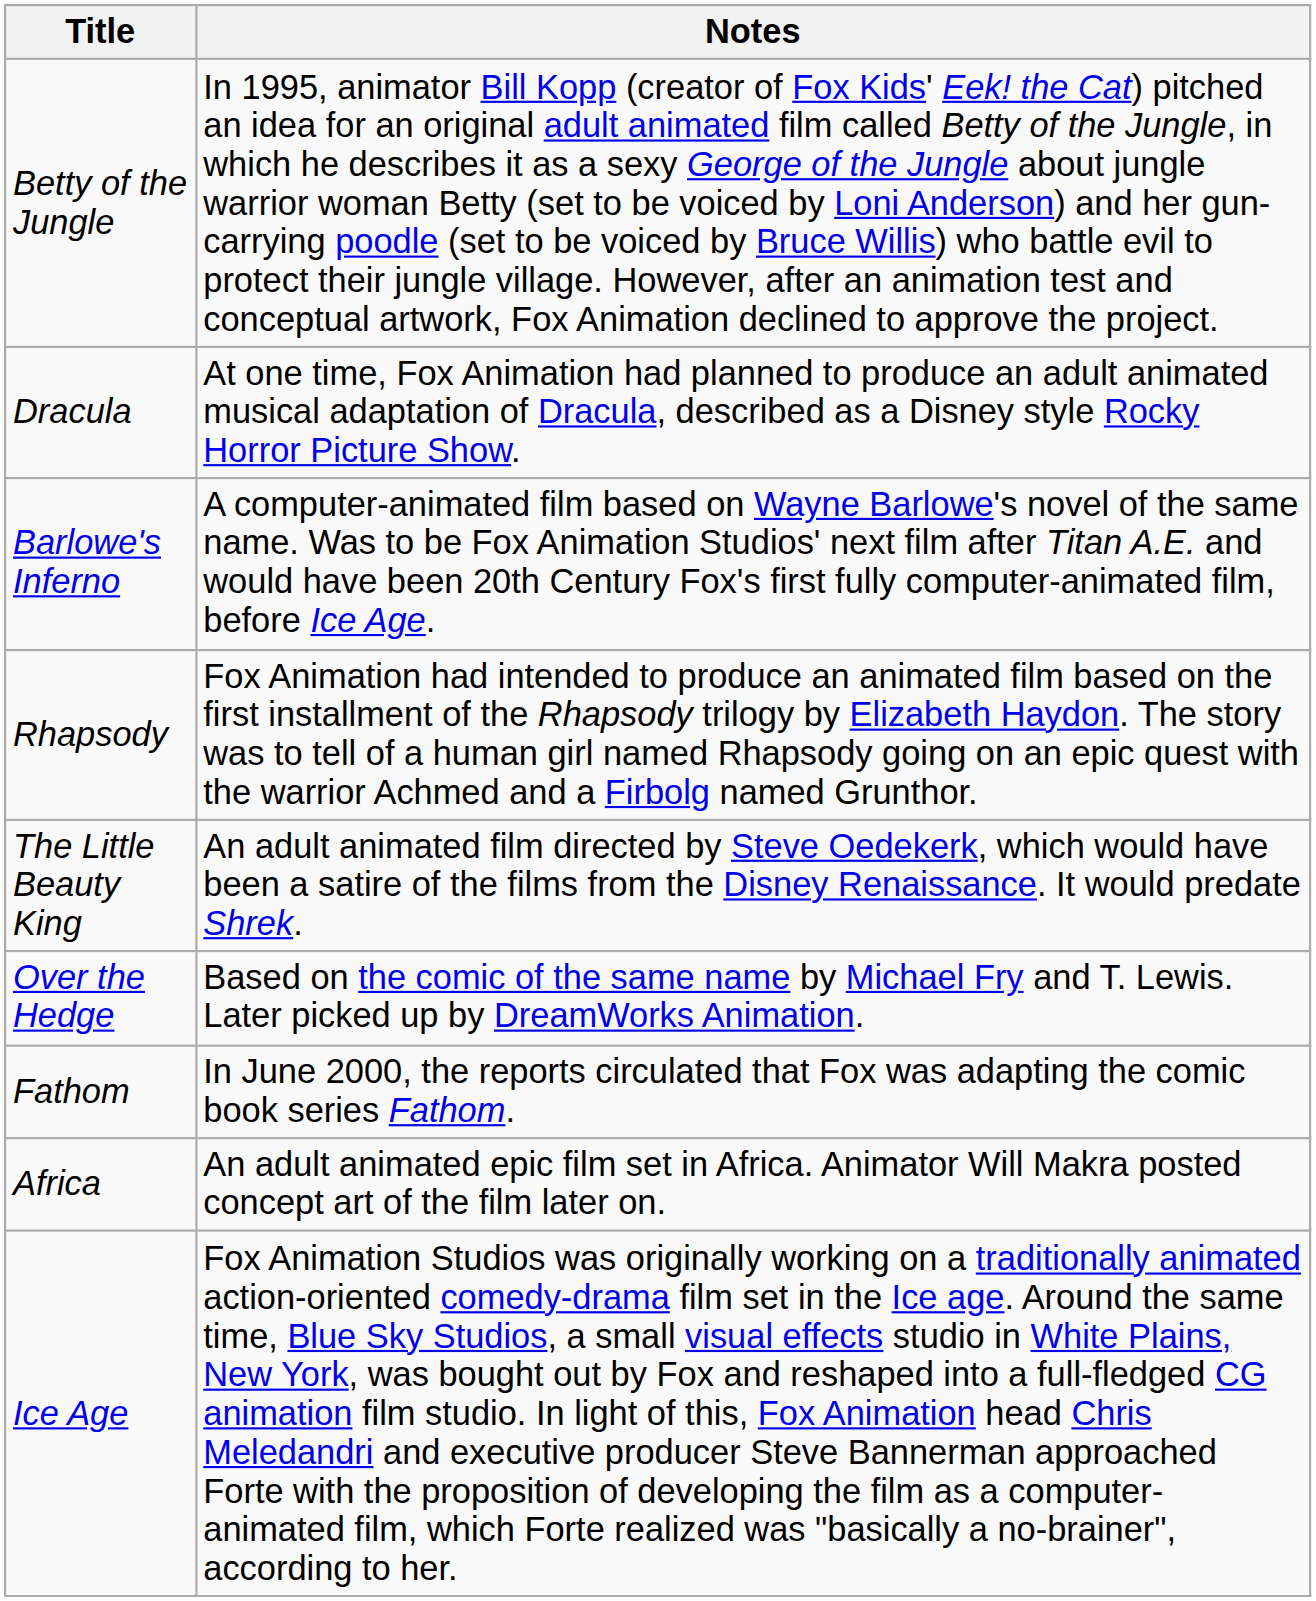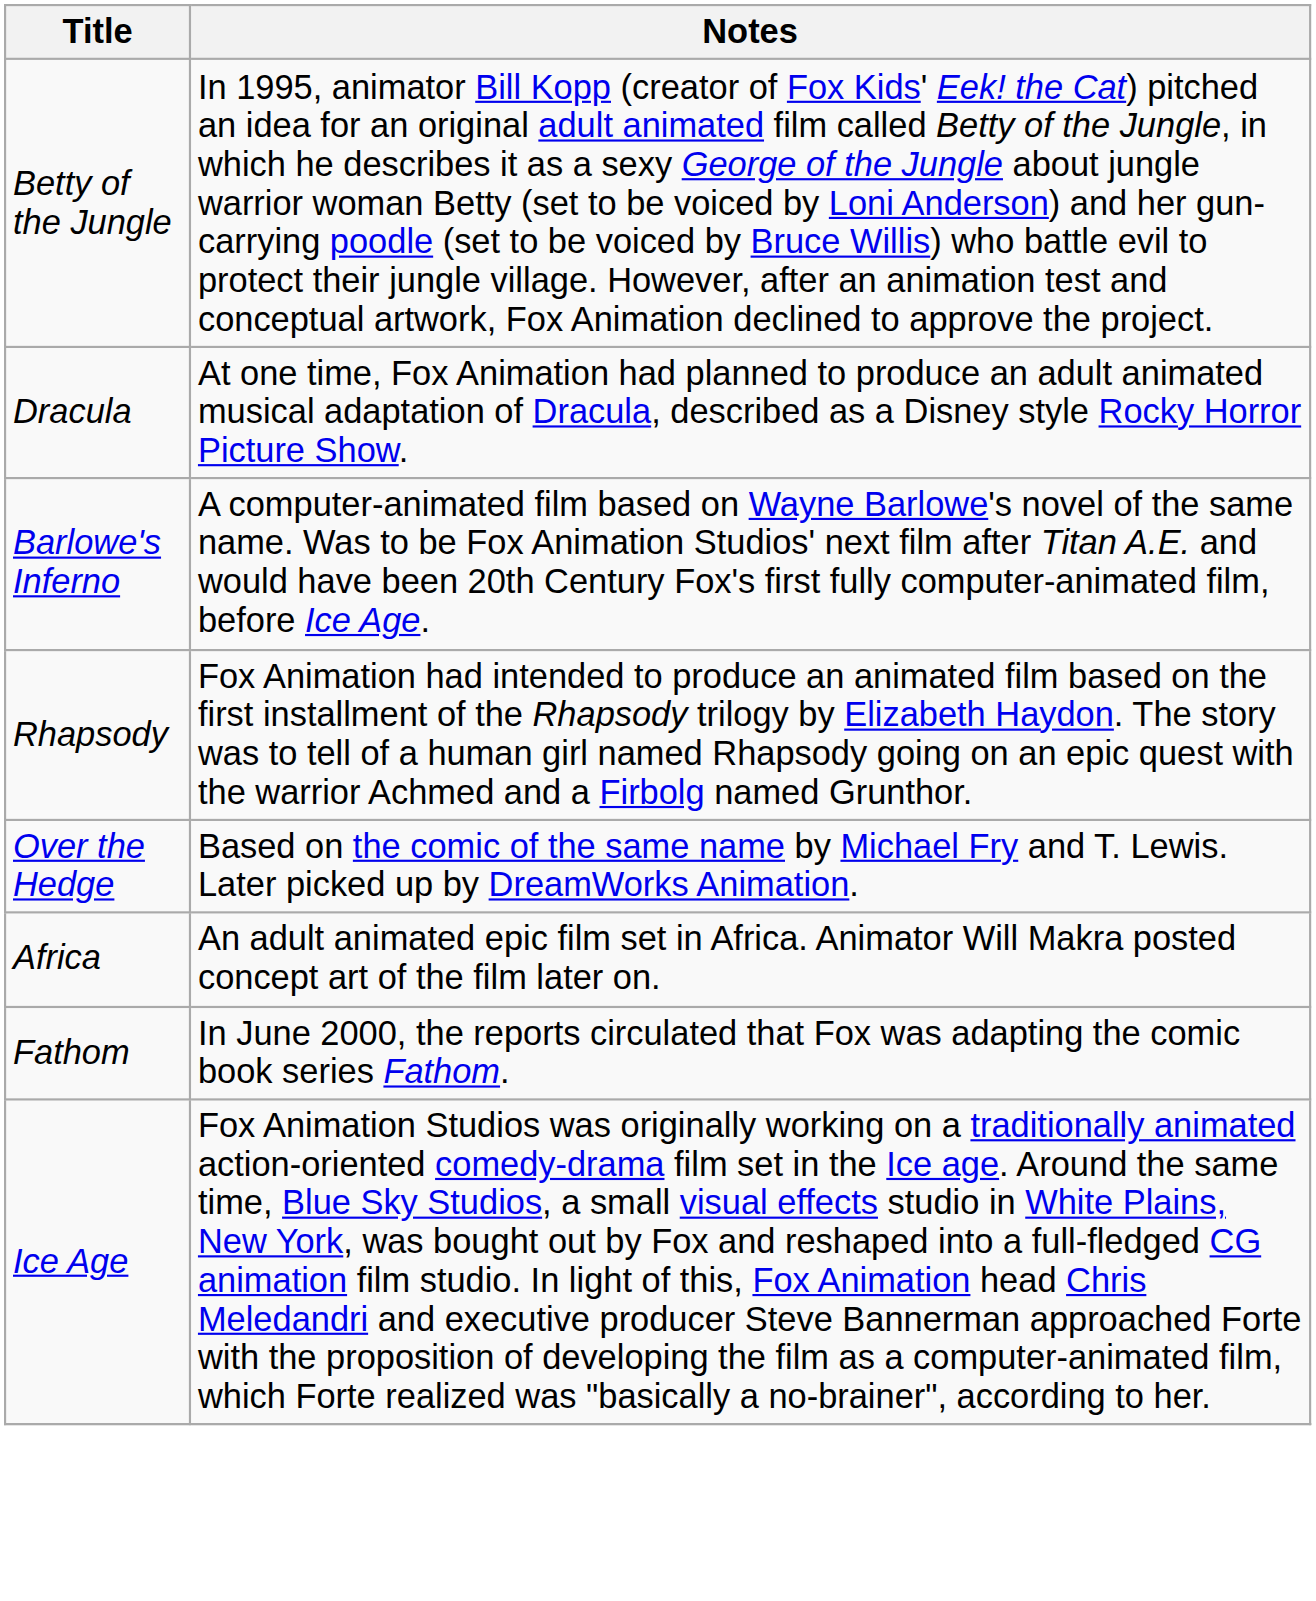- row: (84, 885)
rows swapped: (57, 1184) <-> (71, 1090)
